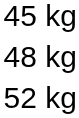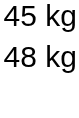- row: (40, 98)
